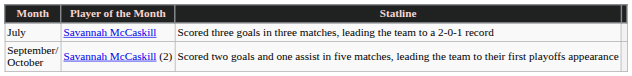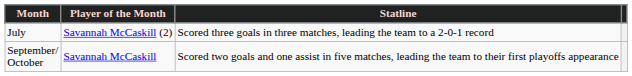(110, 32) Savannah McCaskill -> (118, 32) Savannah McCaskill (2)
(118, 56) Savannah McCaskill (2) -> (110, 56) Savannah McCaskill
